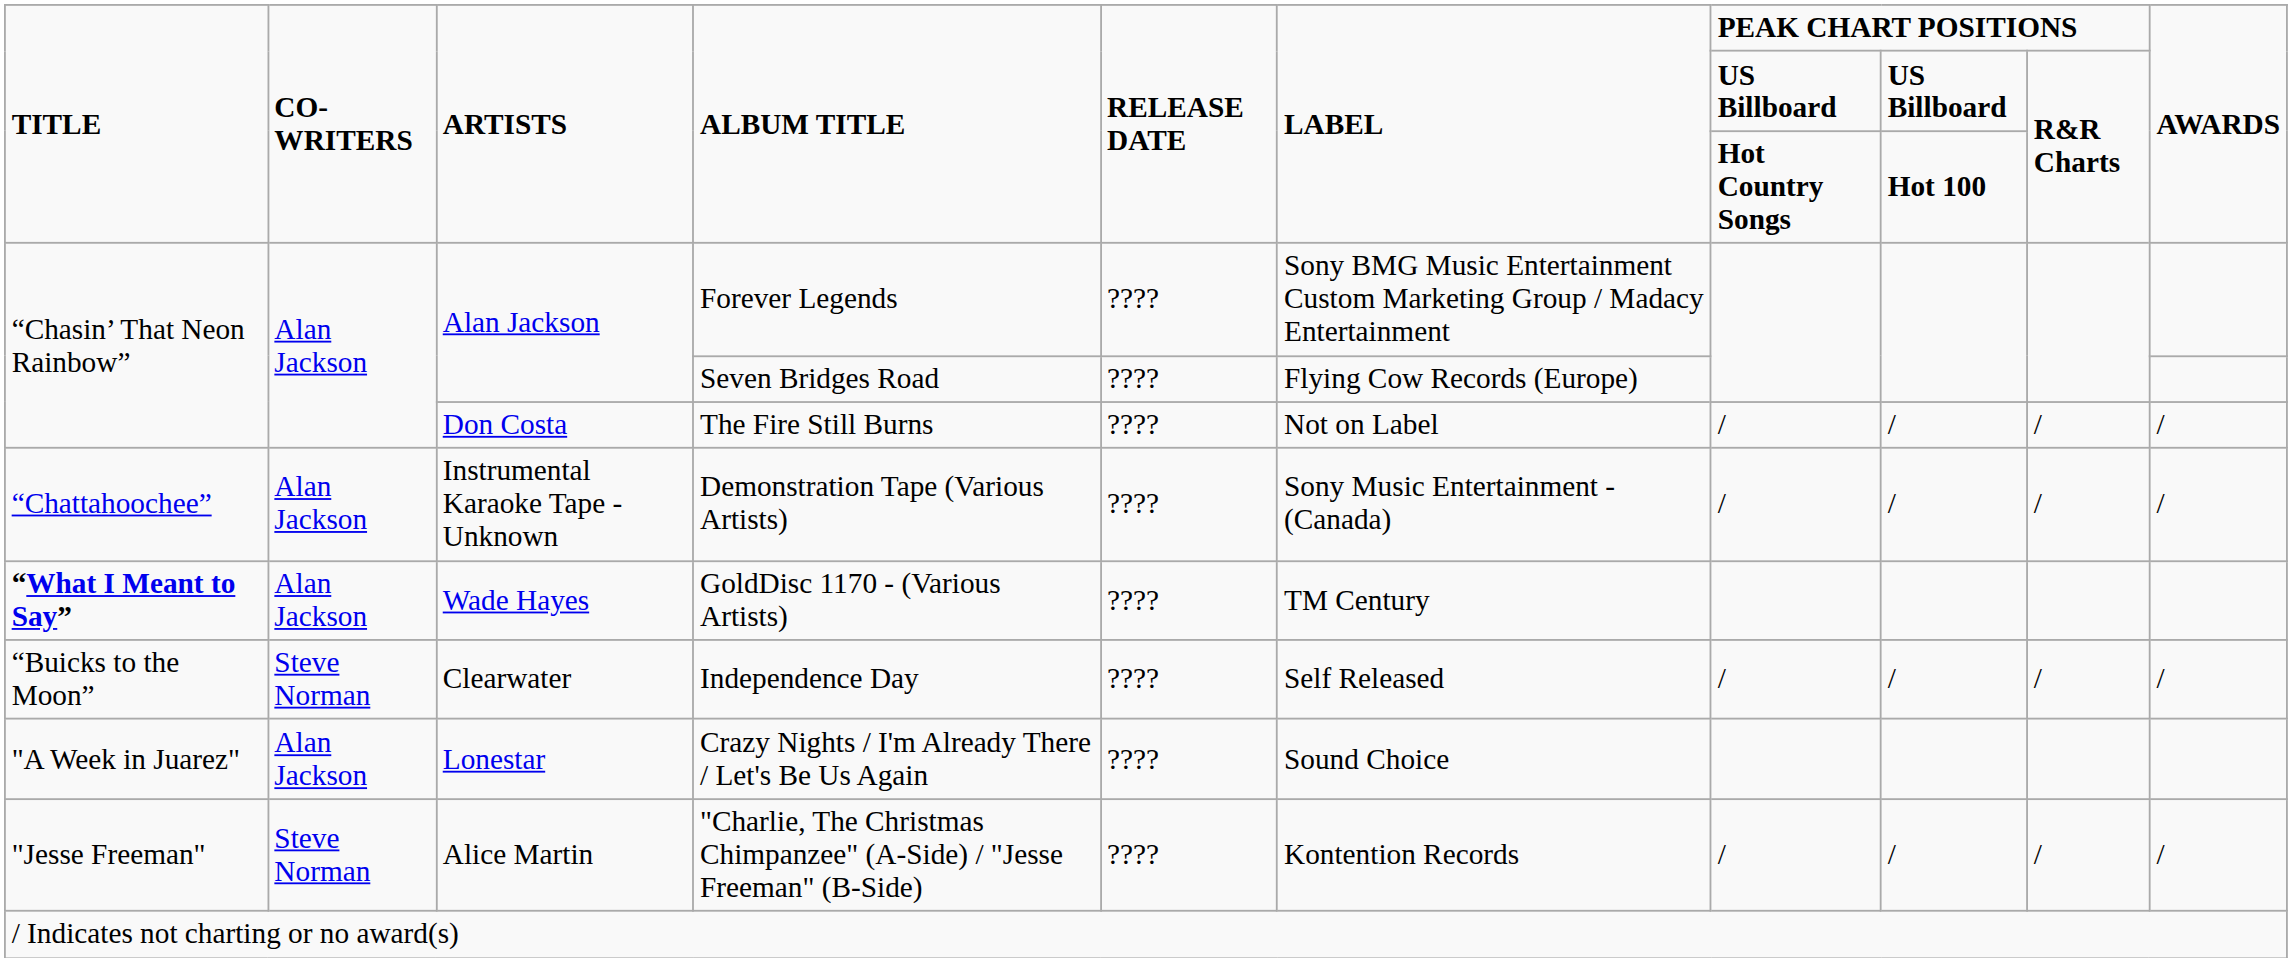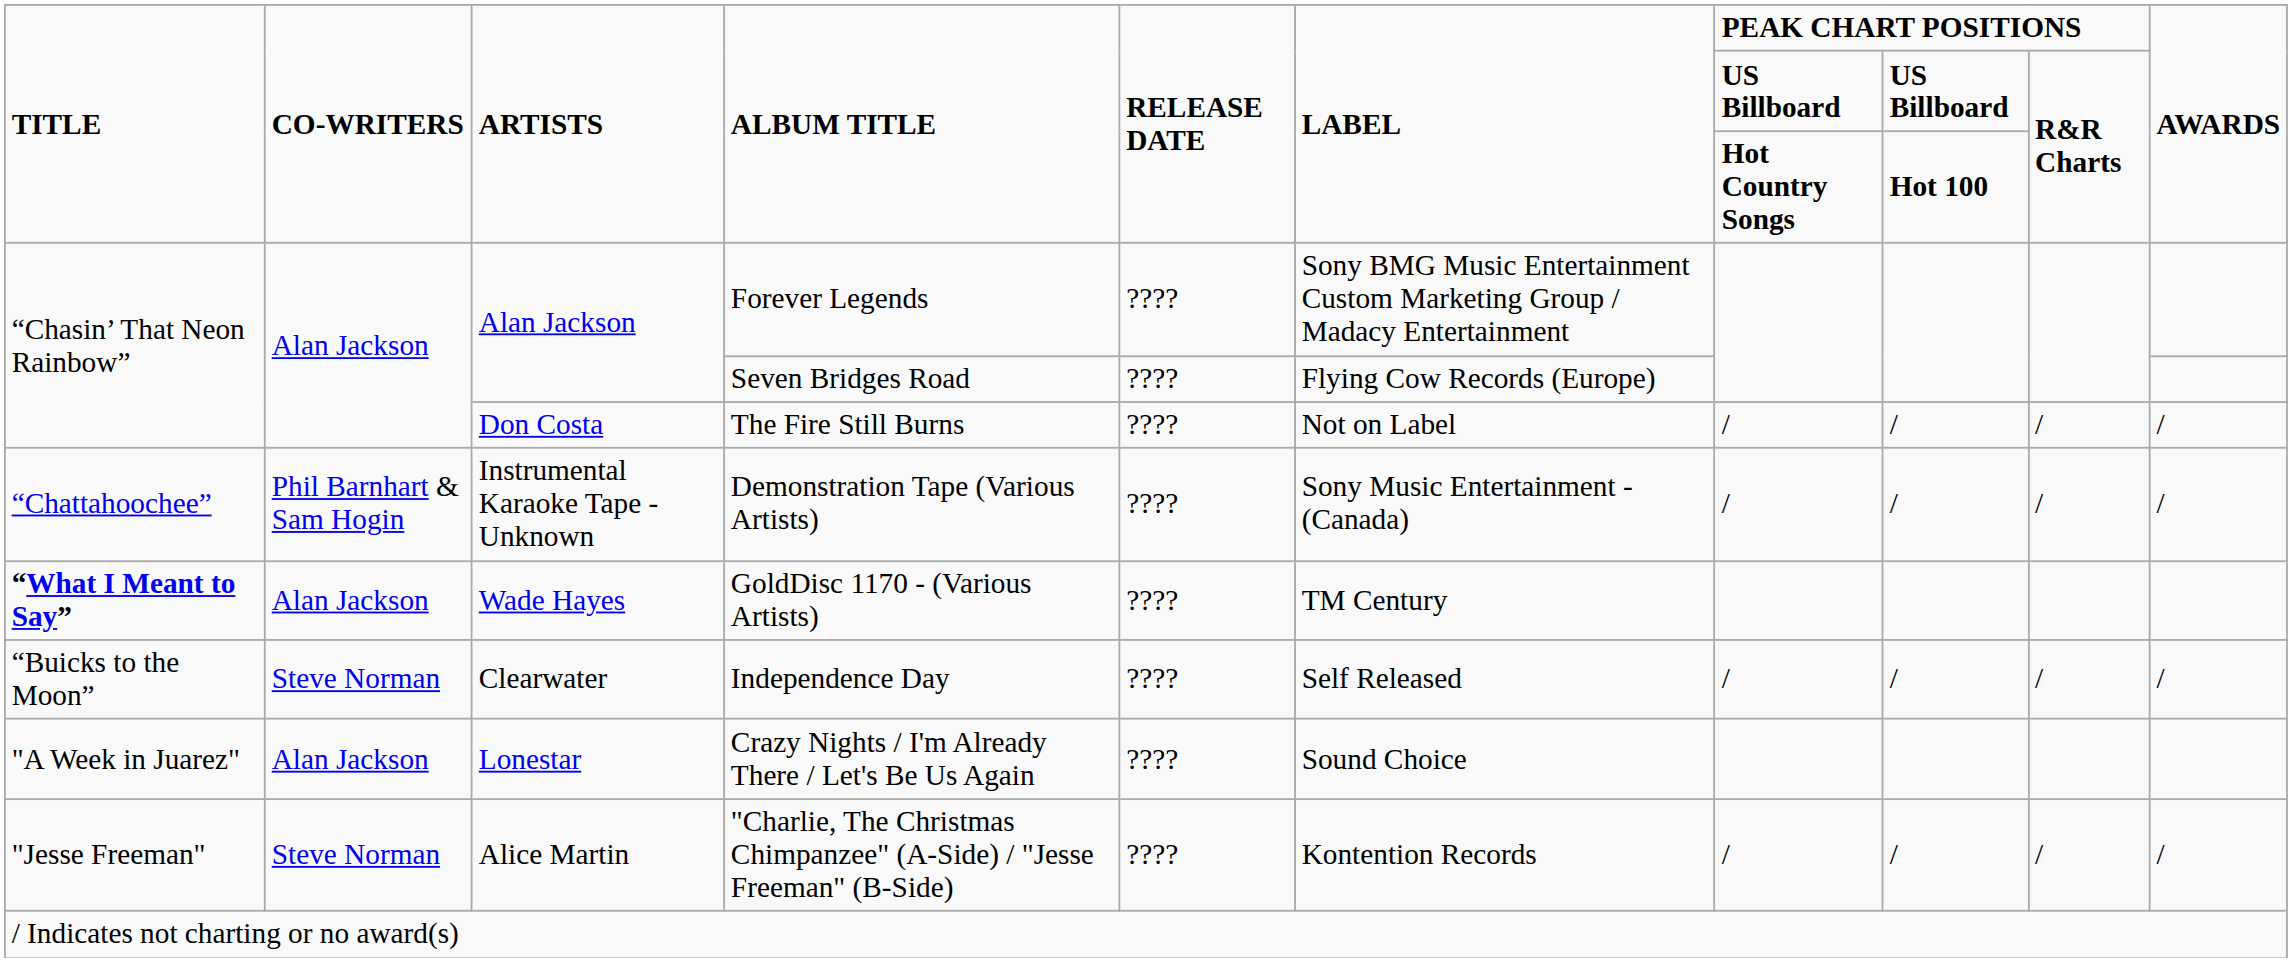(321, 503) Alan Jackson -> (365, 503) Phil Barnhart & Sam Hogin
